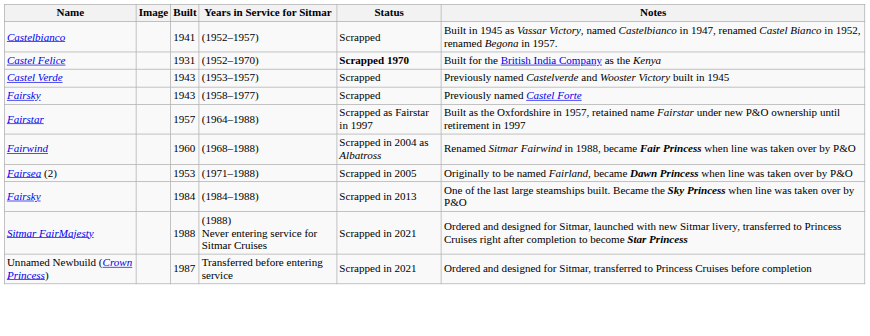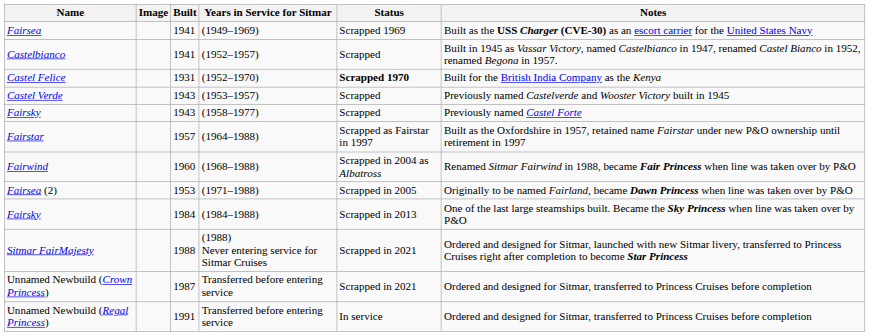+ row: (24, 30)
+ row: (68, 316)
